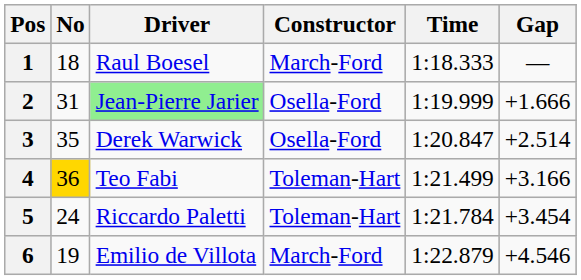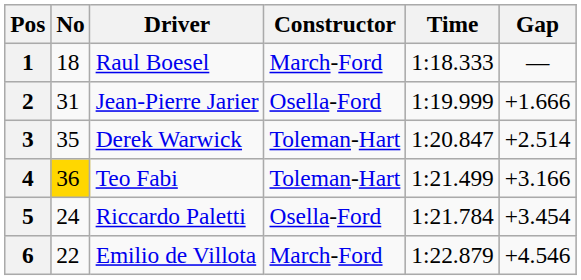(177, 101) lightgreen background -> (177, 101) no background
(325, 139) Osella-Ford -> (335, 139) Toleman-Hart
(335, 216) Toleman-Hart -> (325, 216) Osella-Ford
(68, 255) 19 -> (68, 255) 22
